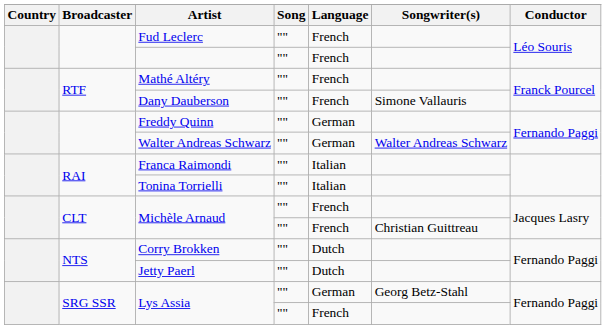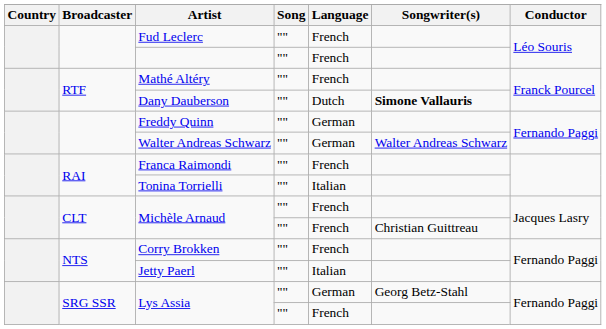(330, 100) French -> (328, 100) Dutch
(421, 100) normal -> (423, 100) bold
(329, 164) Italian -> (330, 164) French
(328, 249) Dutch -> (330, 249) French
(328, 270) Dutch -> (329, 270) Italian
